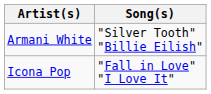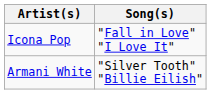rows swapped: (49, 40) <-> (39, 72)
